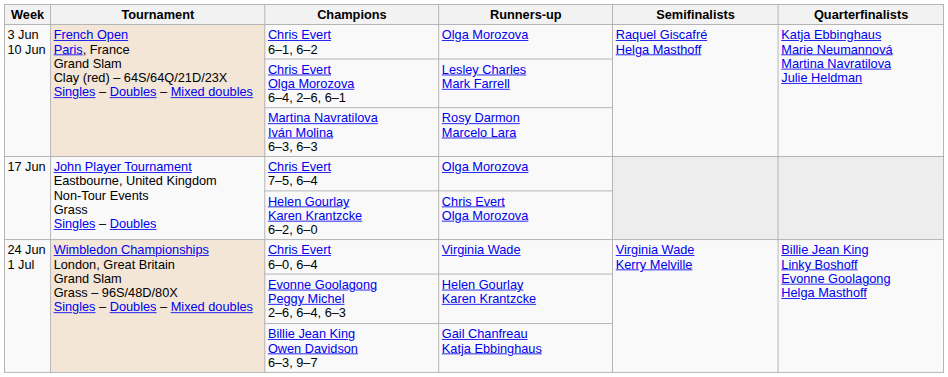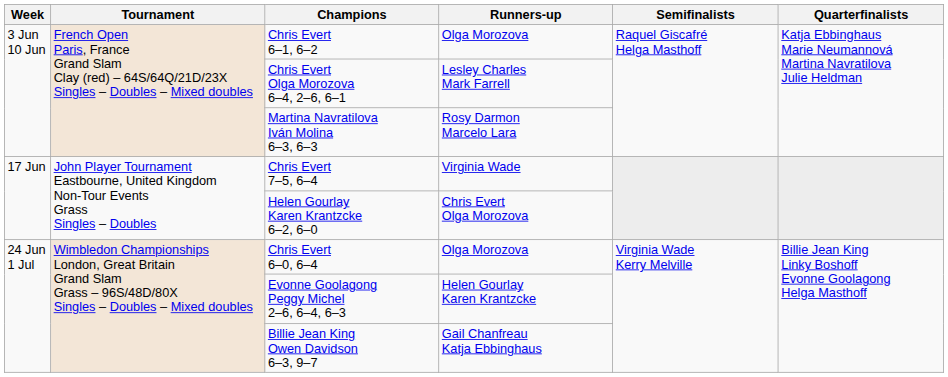(485, 167) Olga Morozova -> (481, 167) Virginia Wade
(481, 250) Virginia Wade -> (485, 250) Olga Morozova
